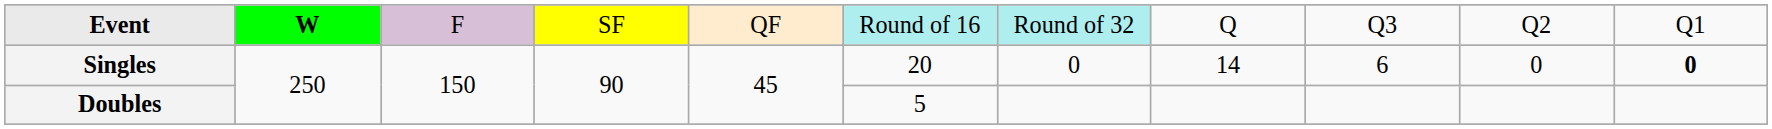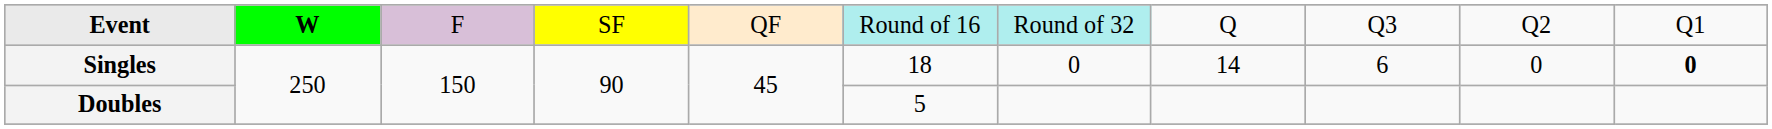(920, 64) 20 -> (920, 64) 18
